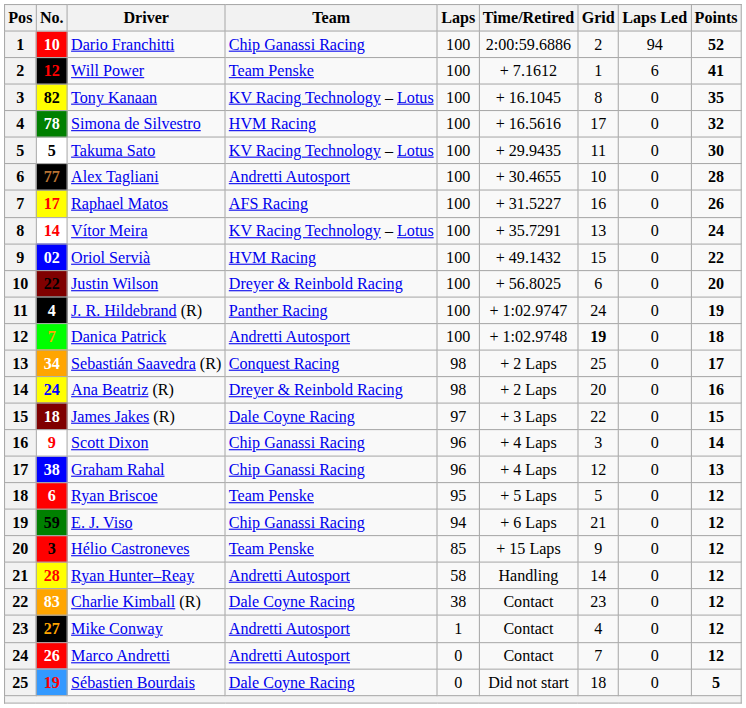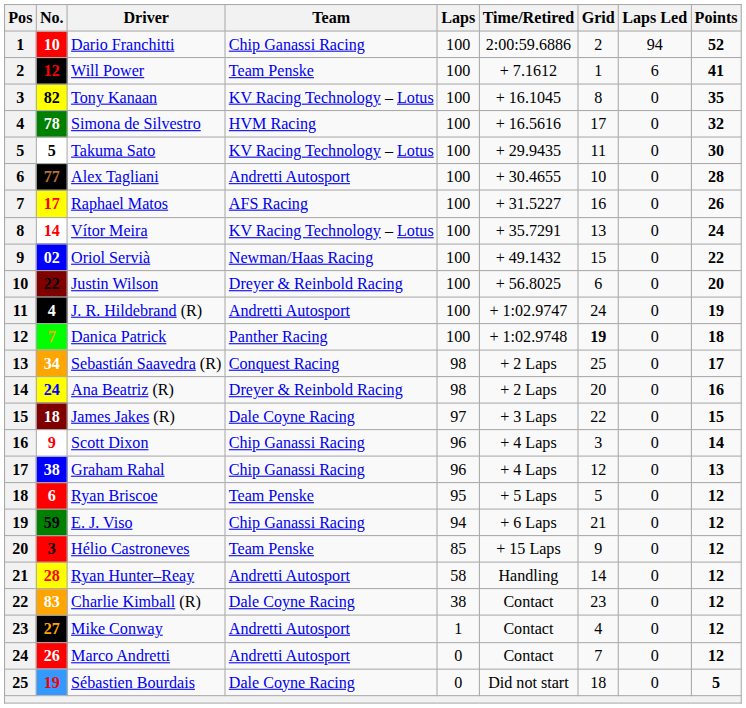(272, 257) HVM Racing -> (301, 257) Newman/Haas Racing
(278, 310) Panther Racing -> (289, 310) Andretti Autosport
(289, 336) Andretti Autosport -> (278, 336) Panther Racing
